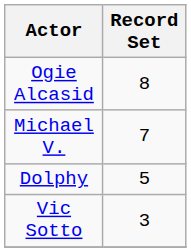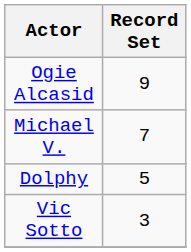(144, 84) 8 -> (144, 84) 9
